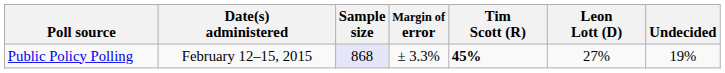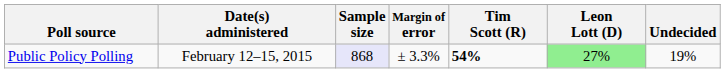(467, 56) 45% -> (467, 56) 54%
(597, 56) no background -> (597, 56) lightgreen background
